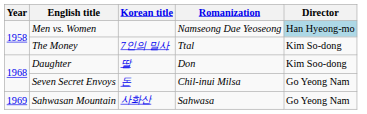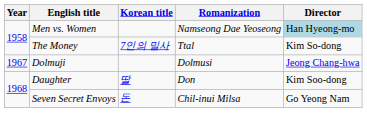+ row: (49, 63)
- row: (74, 100)
